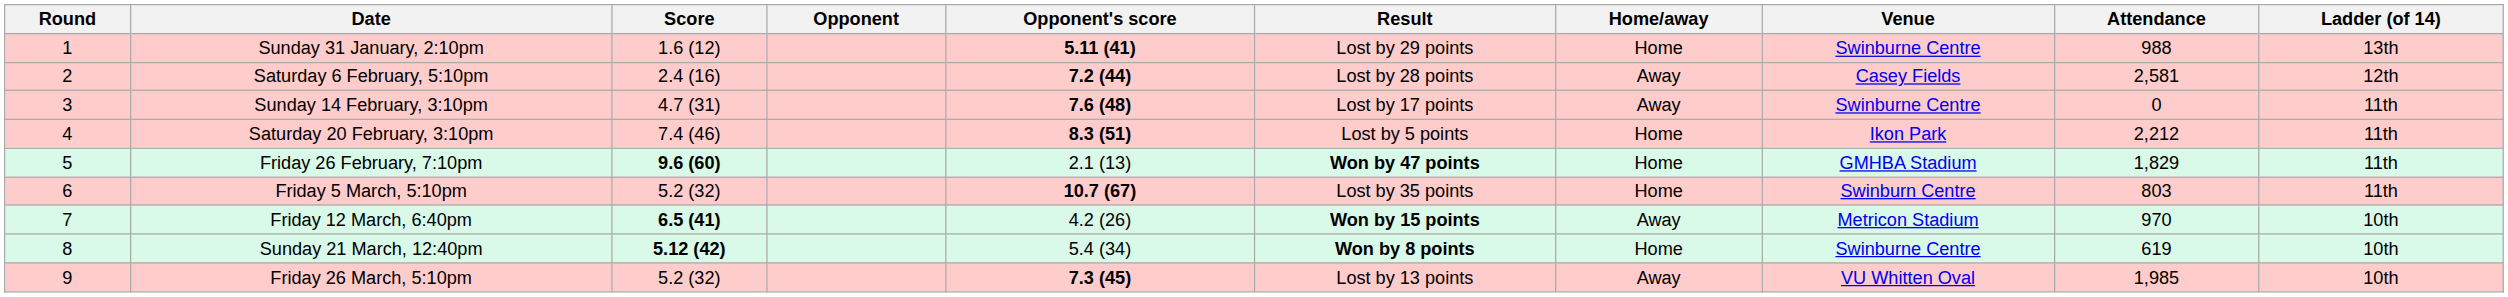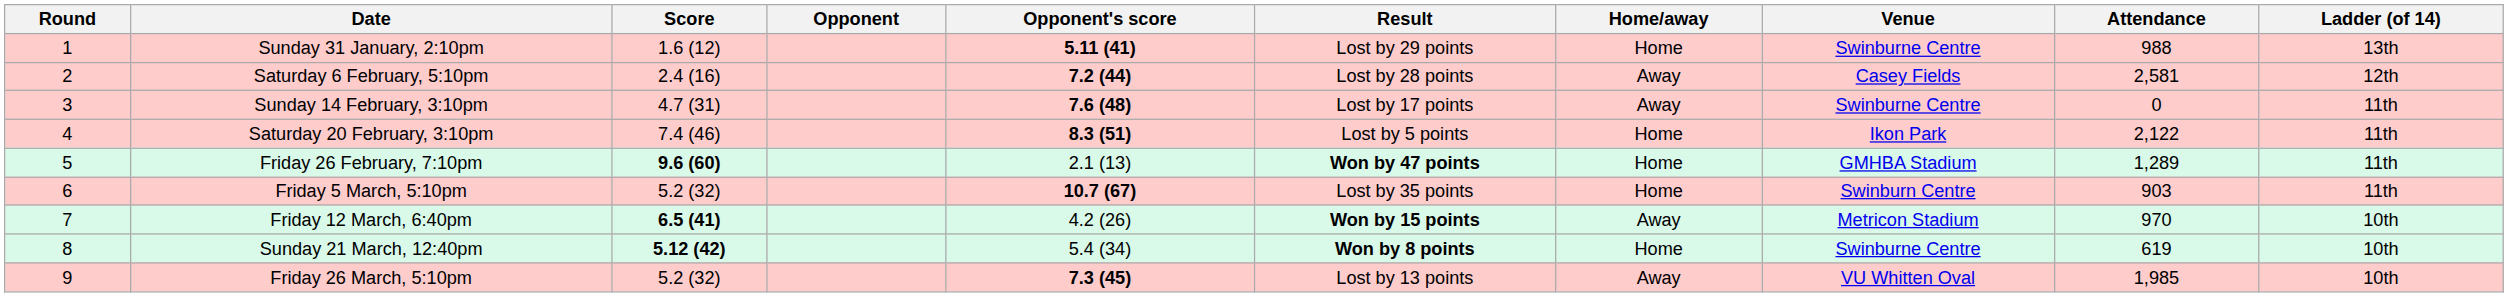(2156, 134) 2,212 -> (2156, 134) 2,122
(2156, 163) 1,829 -> (2156, 163) 1,289
(2156, 191) 803 -> (2156, 191) 903
